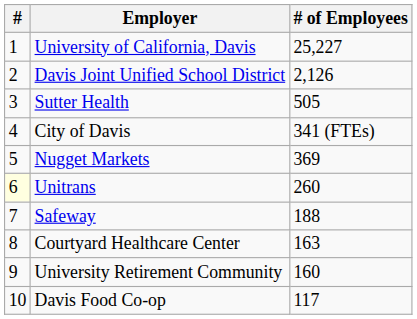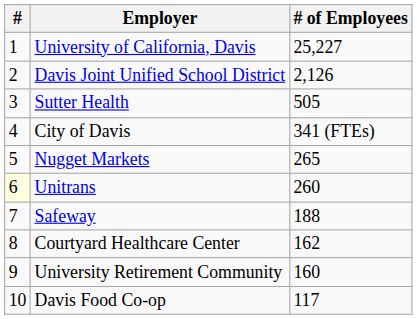(307, 159) 369 -> (307, 159) 265
(307, 243) 163 -> (307, 243) 162
